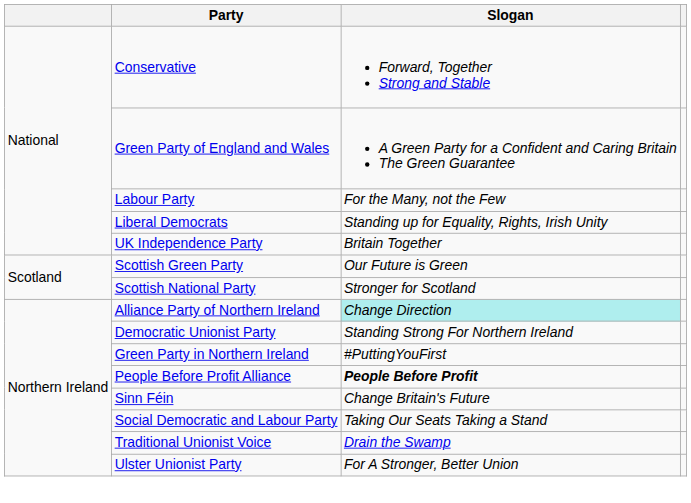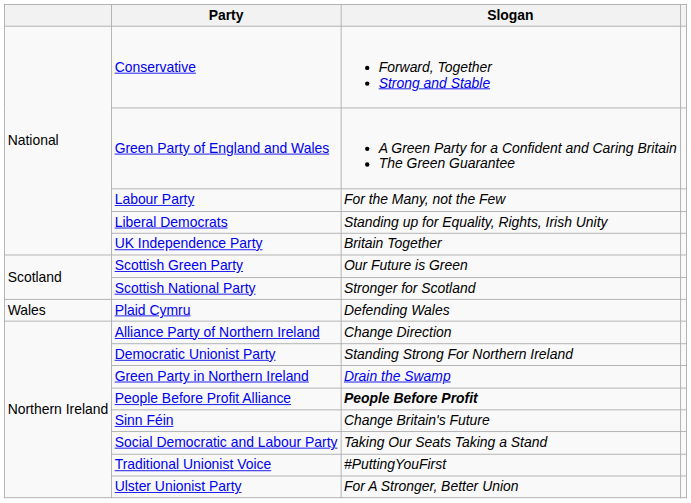+ row: (153, 310)
(398, 310) paleturquoise background -> (398, 332) no background
(395, 354) #PuttingYouFirst -> (397, 376) Drain the Swamp
(397, 442) Drain the Swamp -> (395, 465) #PuttingYouFirst
